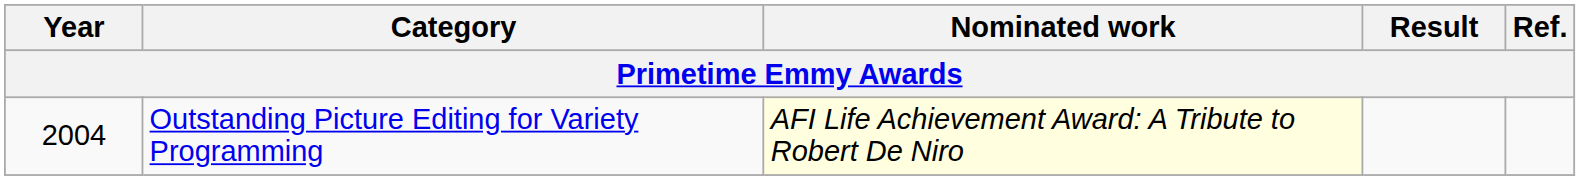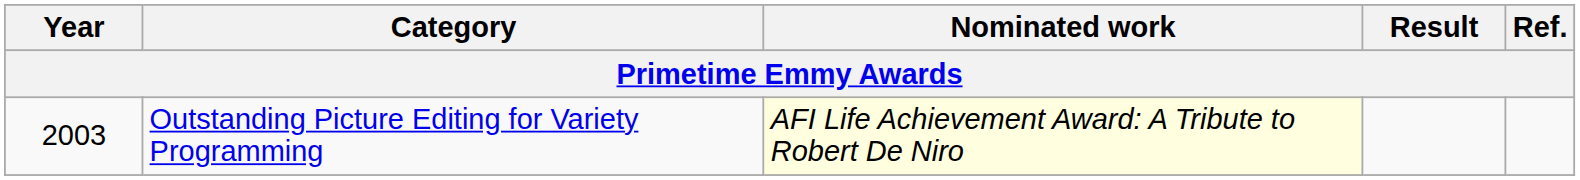(74, 135) 2004 -> (74, 135) 2003
